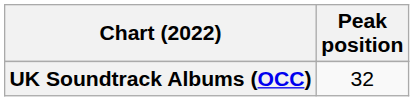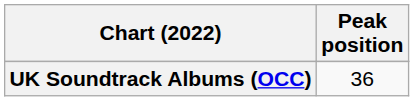(362, 78) 32 -> (362, 78) 36
